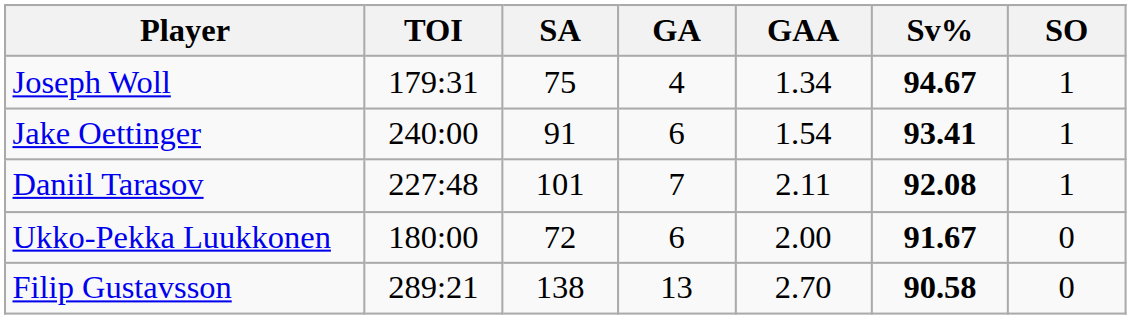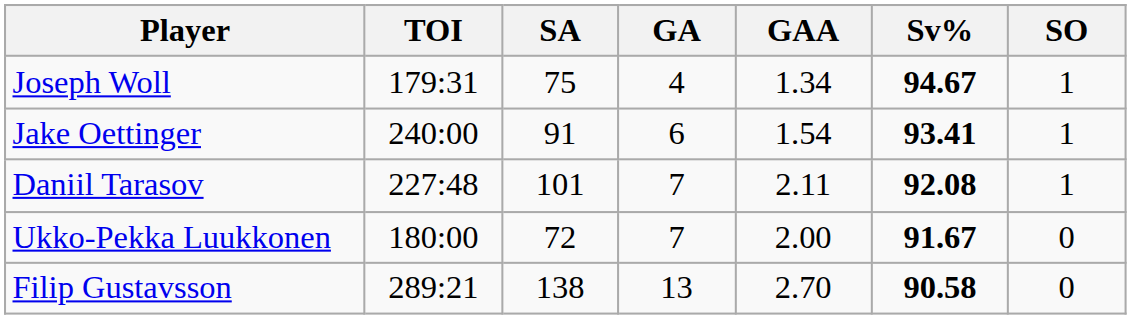(677, 236) 6 -> (677, 236) 7
